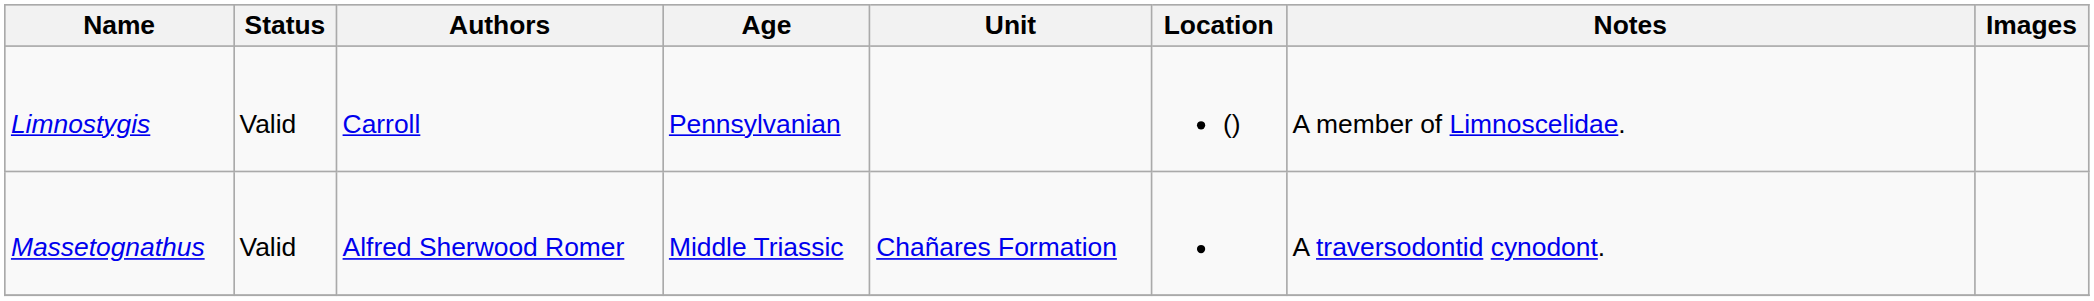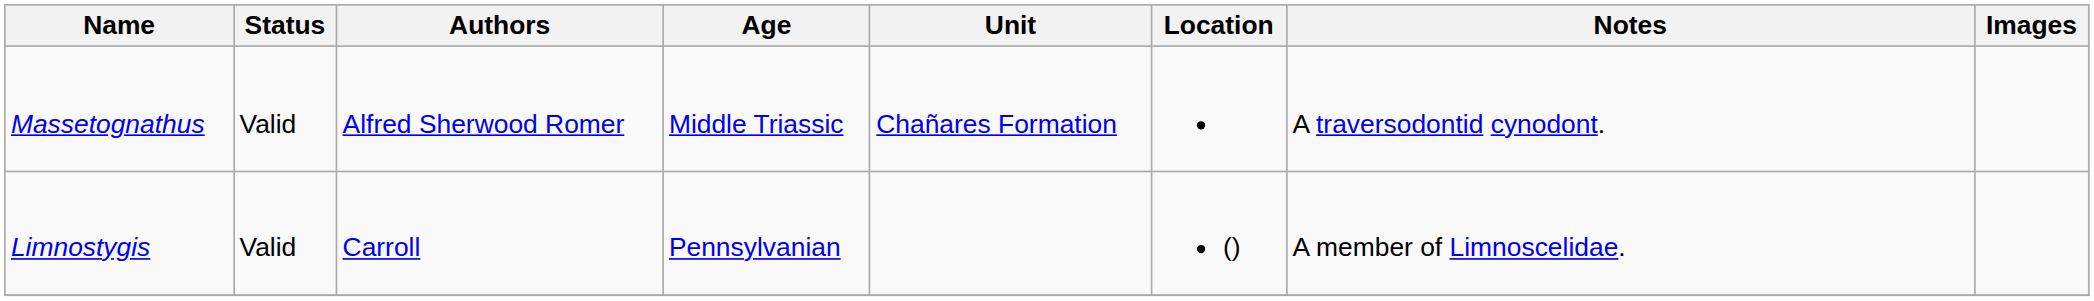rows swapped: (108, 247) <-> (81, 123)
